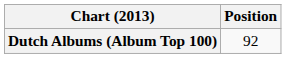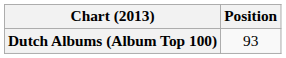(251, 41) 92 -> (251, 41) 93
